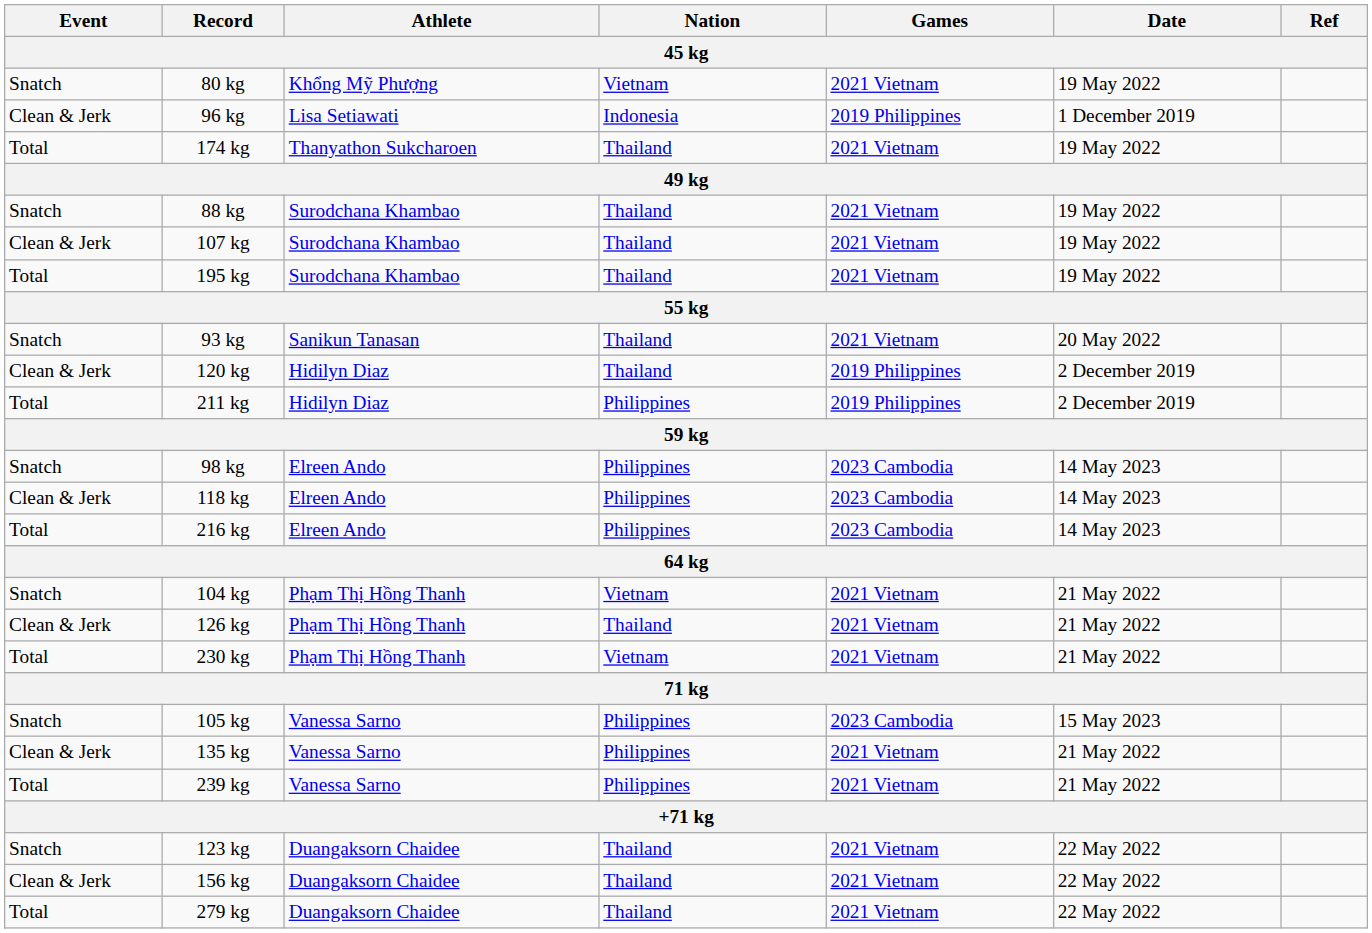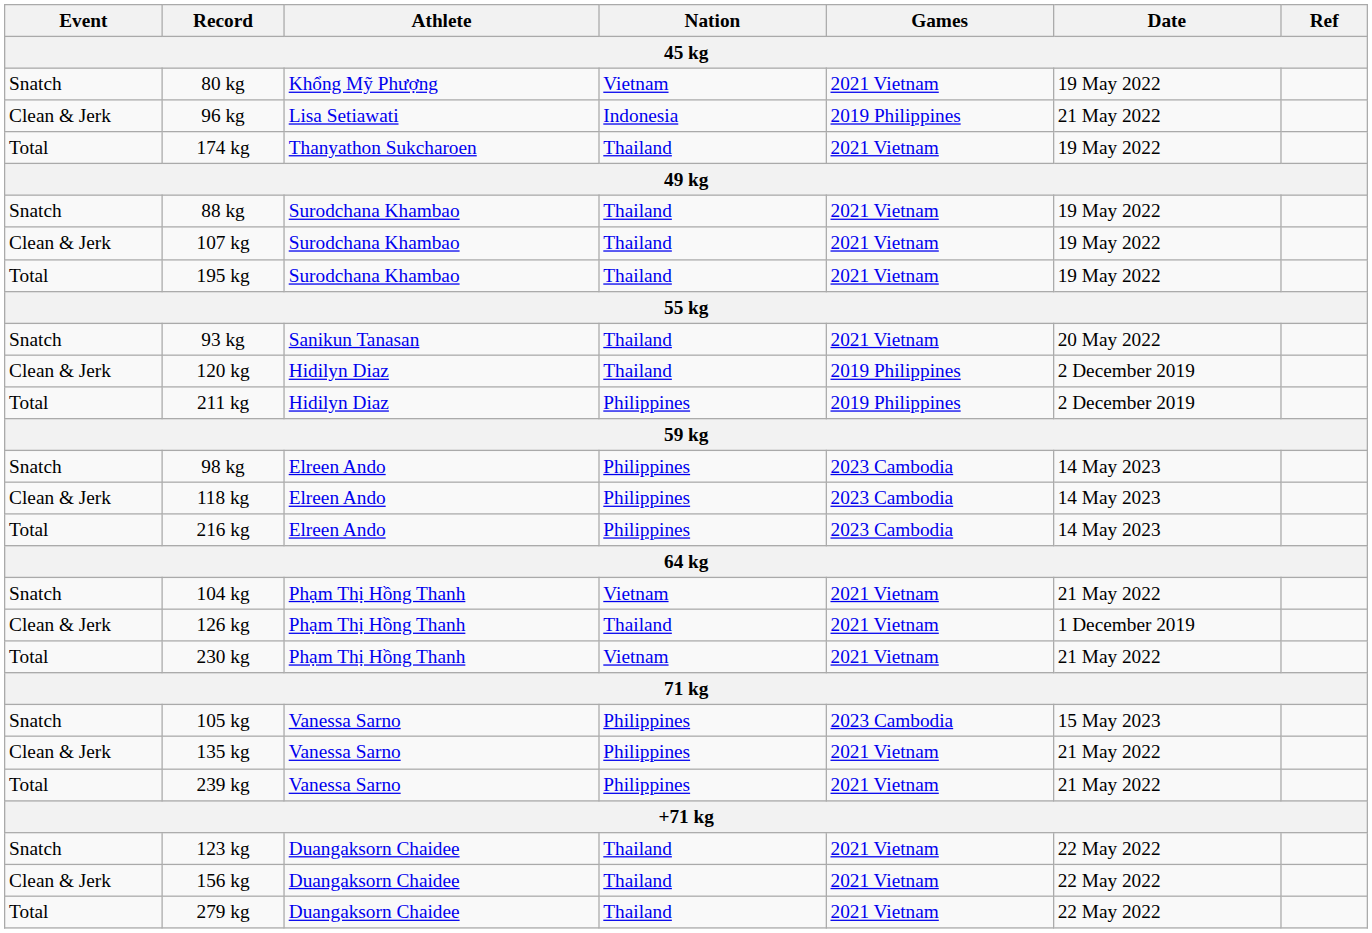(1126, 116) 1 December 2019 -> (1109, 116) 21 May 2022
(1109, 625) 21 May 2022 -> (1126, 625) 1 December 2019
